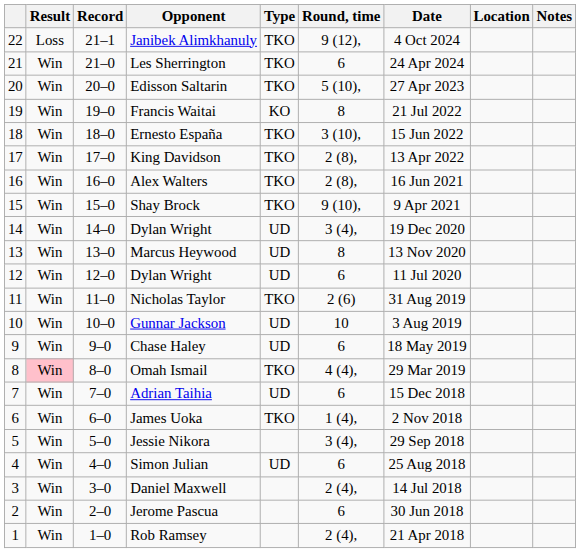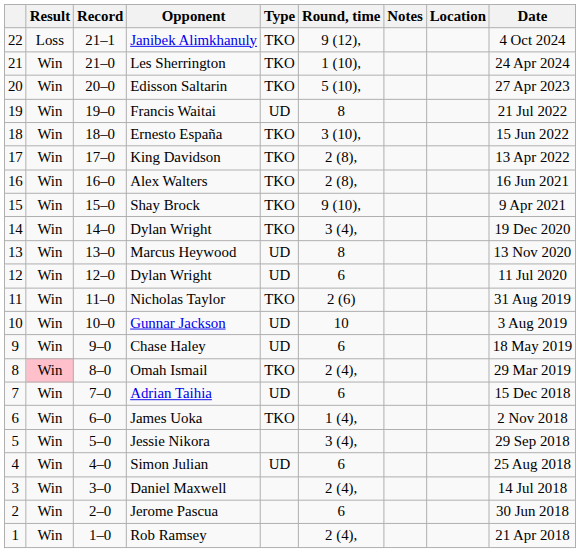columns swapped: (427, 16) <-> (554, 16)
(341, 63) 6 -> (341, 63) 1 (10),
(279, 110) KO -> (279, 110) UD
(279, 228) UD -> (279, 228) TKO
(341, 370) 4 (4), -> (341, 370) 2 (4),
